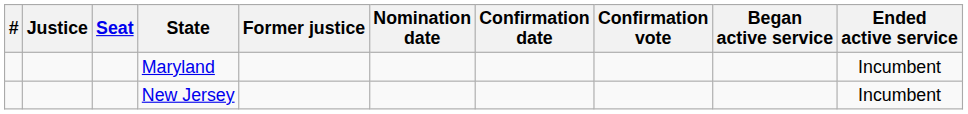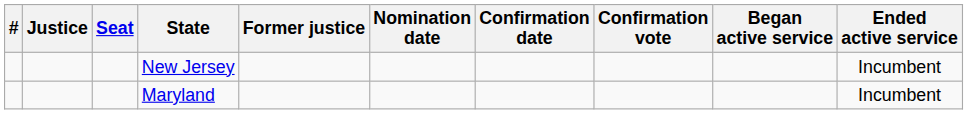rows swapped: (178, 66) <-> (188, 94)
